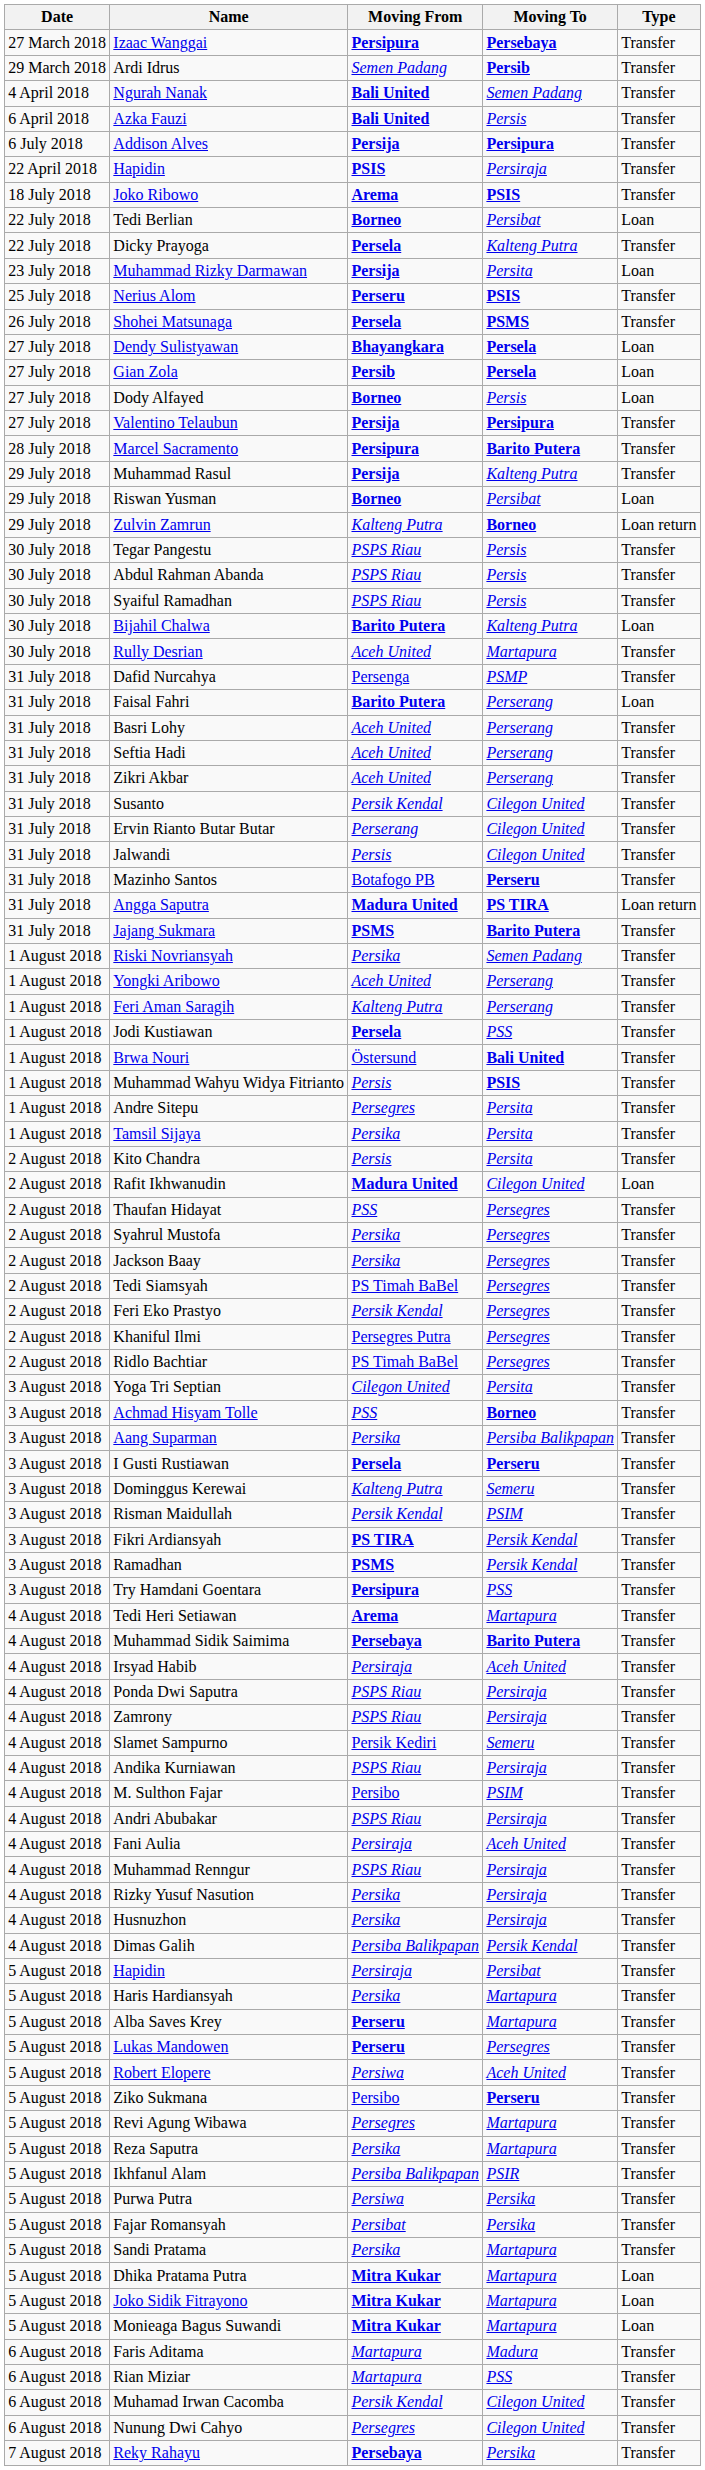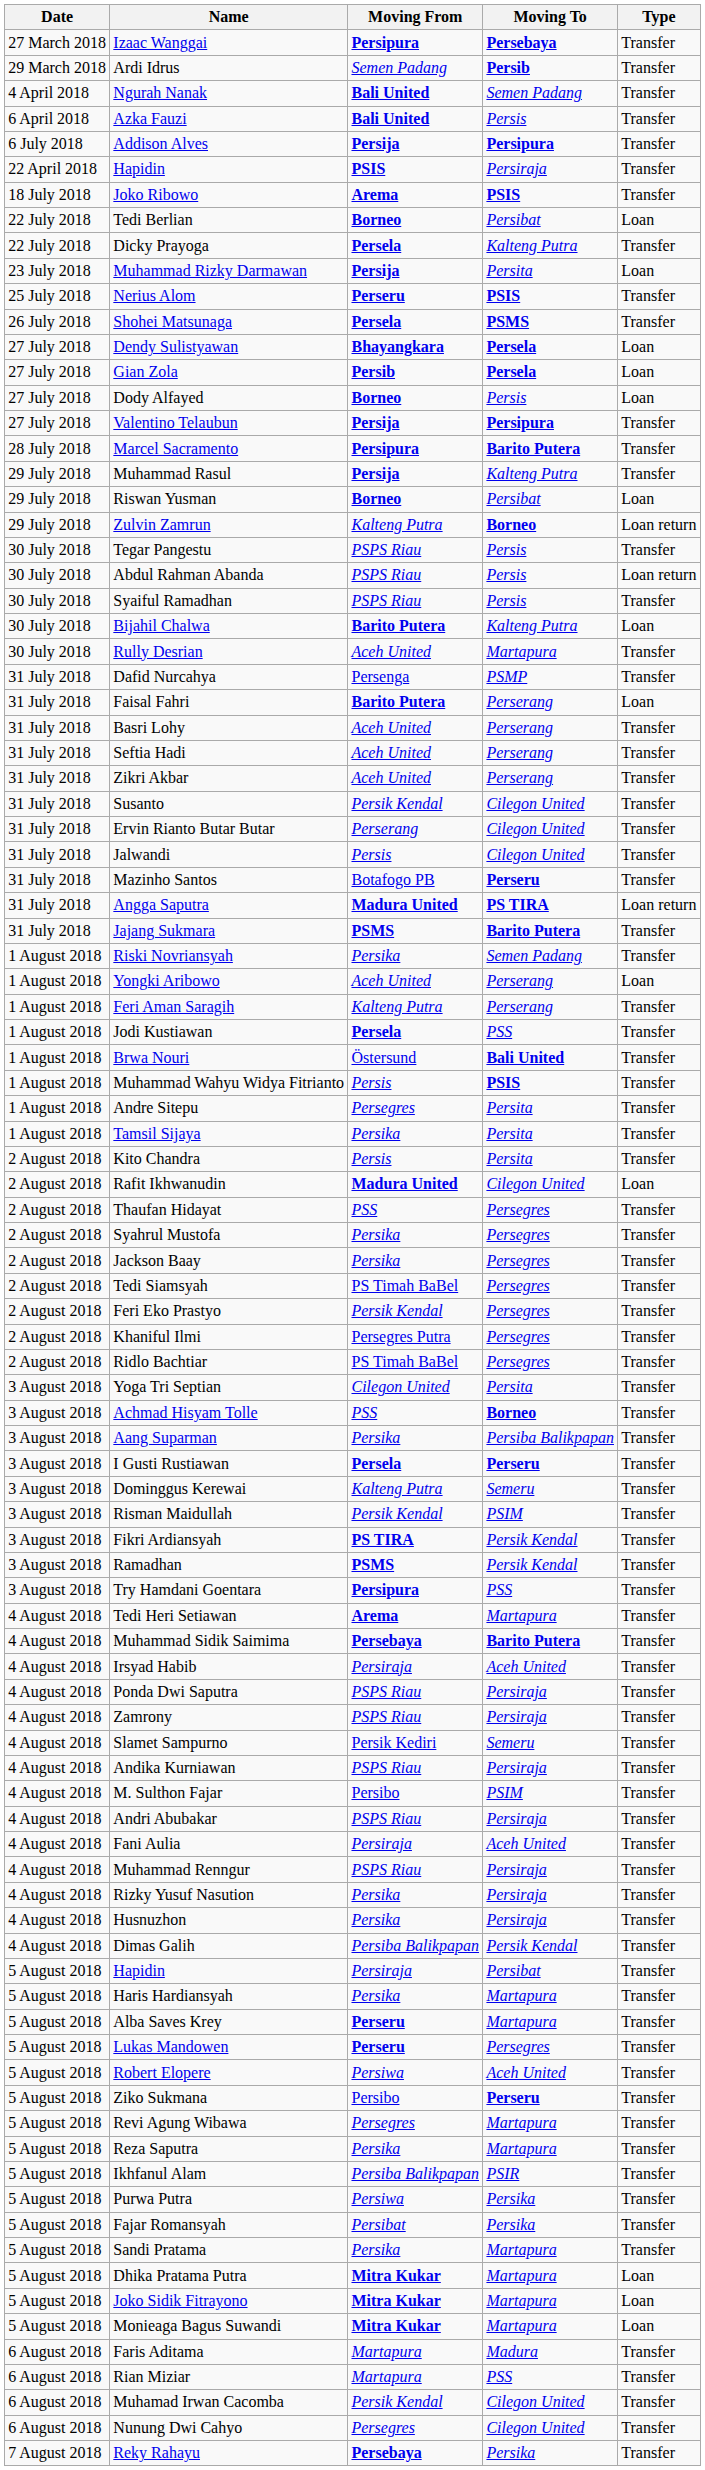(648, 575) Transfer -> (659, 575) Loan return
(648, 981) Transfer -> (638, 981) Loan
